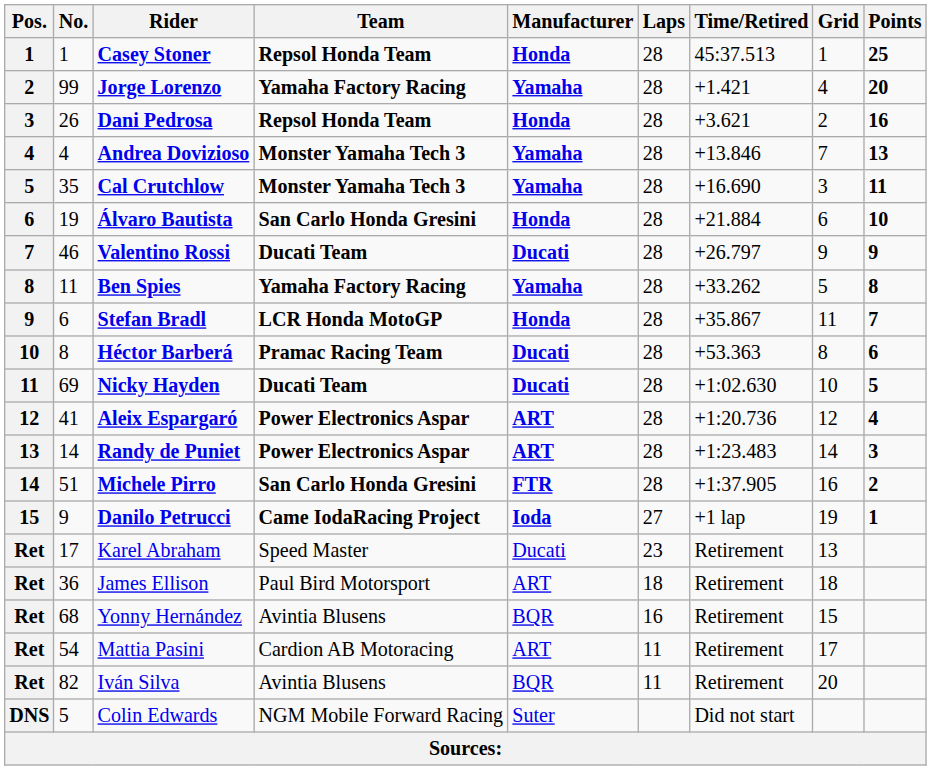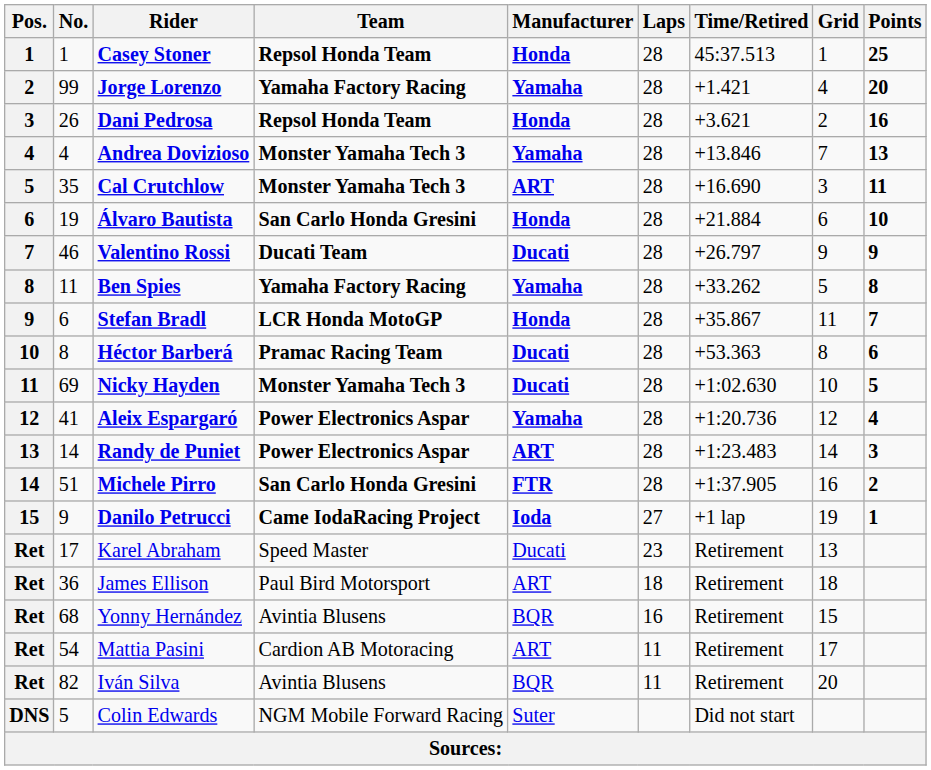(547, 186) Yamaha -> (533, 186) ART
(313, 385) Ducati Team -> (362, 385) Monster Yamaha Tech 3
(533, 418) ART -> (547, 418) Yamaha
